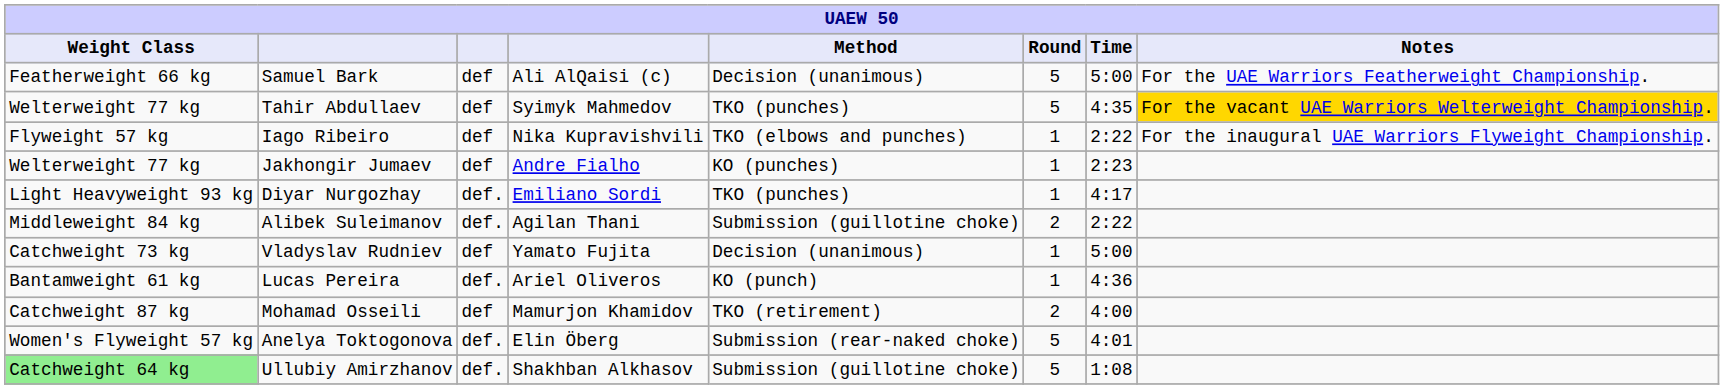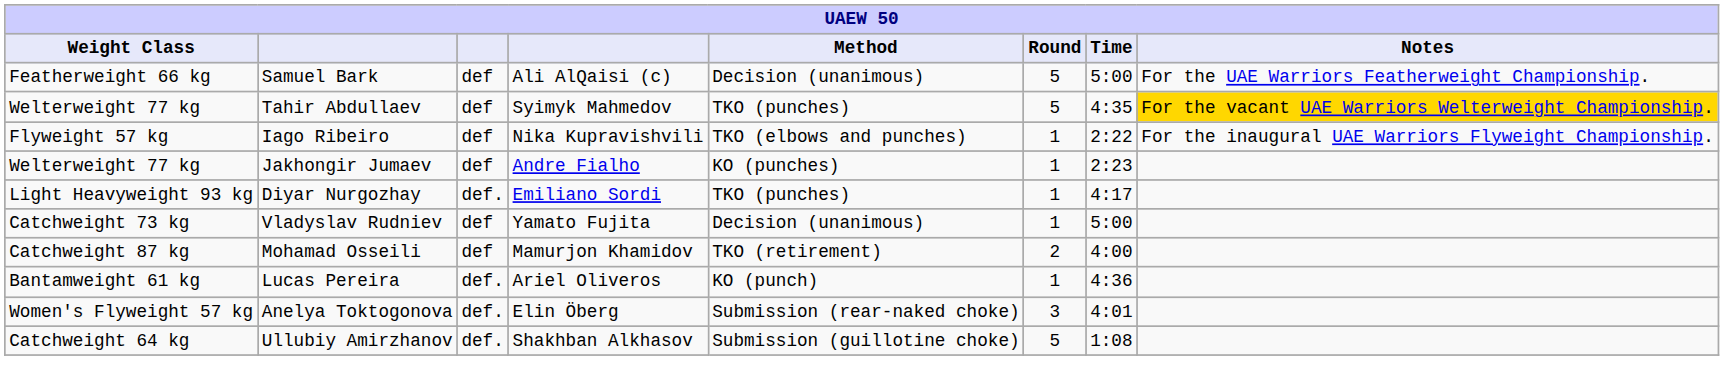- row: (352, 224)
rows swapped: (341, 311) <-> (331, 282)
(1055, 341) 5 -> (1055, 311) 3
(99, 370) lightgreen background -> (99, 341) no background
